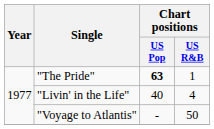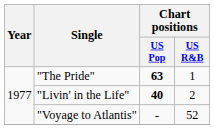(157, 95) normal -> (157, 95) bold
(192, 95) 4 -> (192, 95) 2
(192, 114) 50 -> (192, 114) 52
